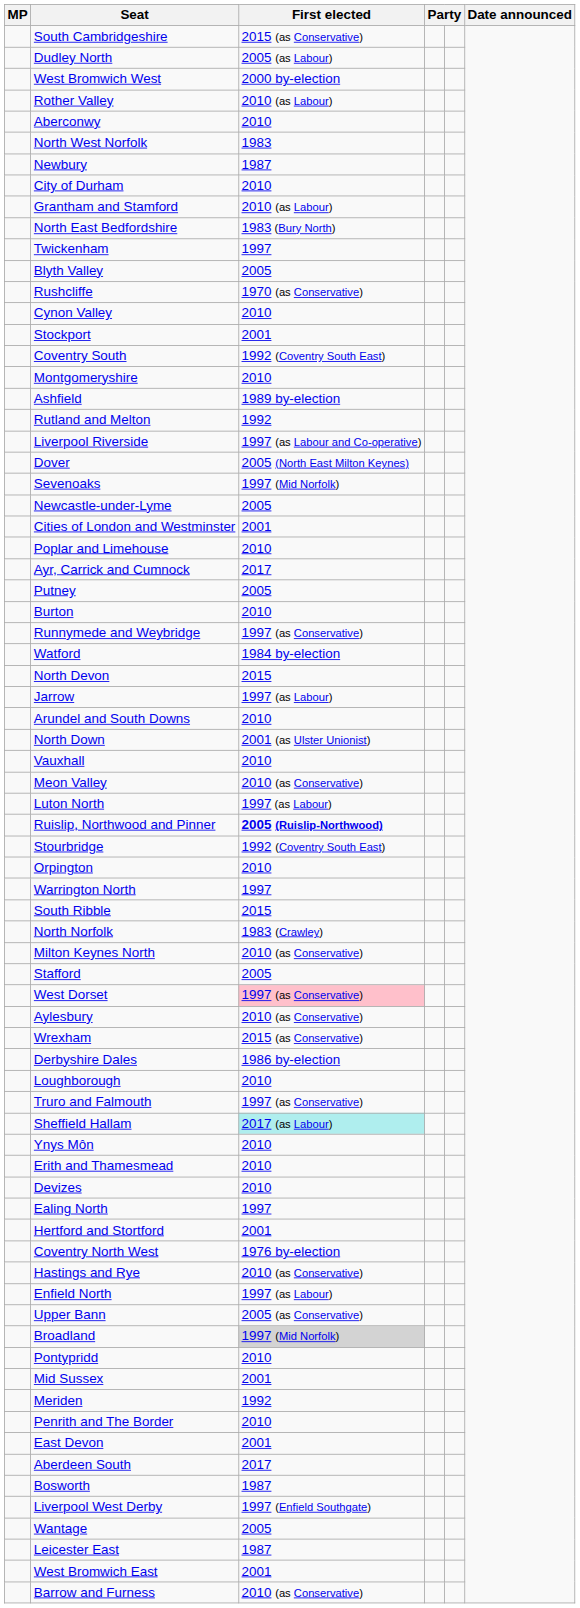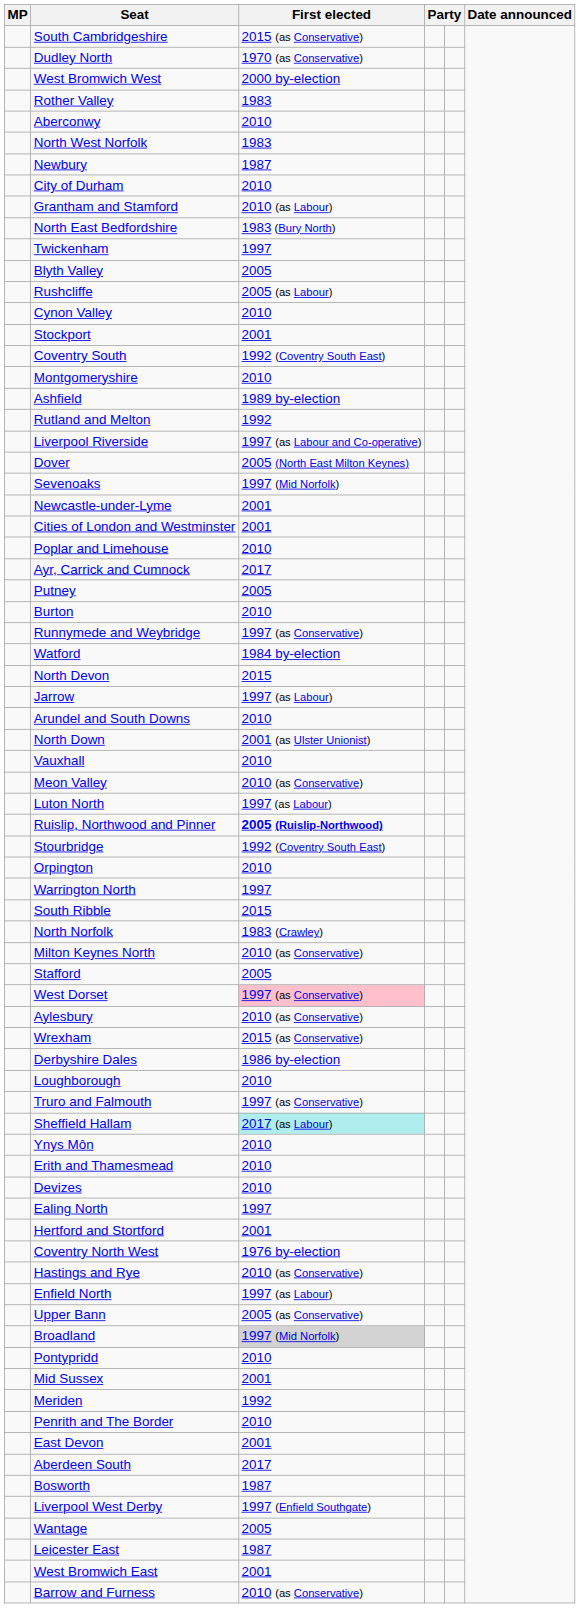(287, 57) 2005 (as Labour) -> (302, 57) 1970 (as Conservative)
(287, 100) 2010 (as Labour) -> (256, 100) 1983
(302, 292) 1970 (as Conservative) -> (287, 292) 2005 (as Labour)
(256, 505) 2005 -> (256, 505) 2001
